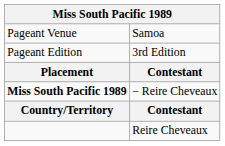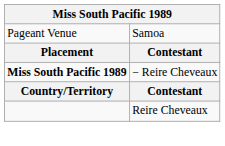- row: (45, 52)
